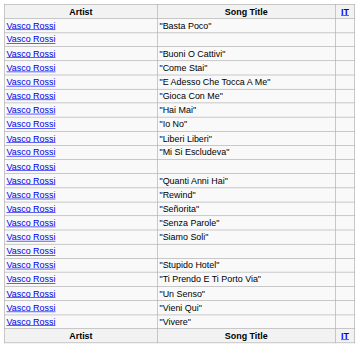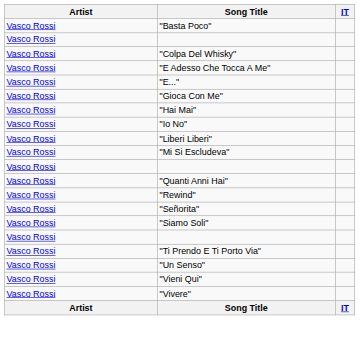- row: (31, 54)
+ row: (31, 54)
- row: (31, 68)
+ row: (31, 82)
- row: (31, 223)
- row: (31, 265)
